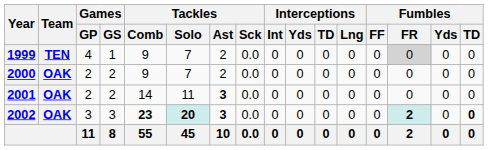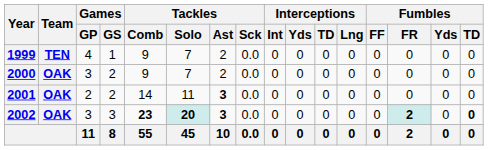(409, 54) lightgrey background -> (409, 54) no background
(88, 74) 2 -> (88, 74) 3
